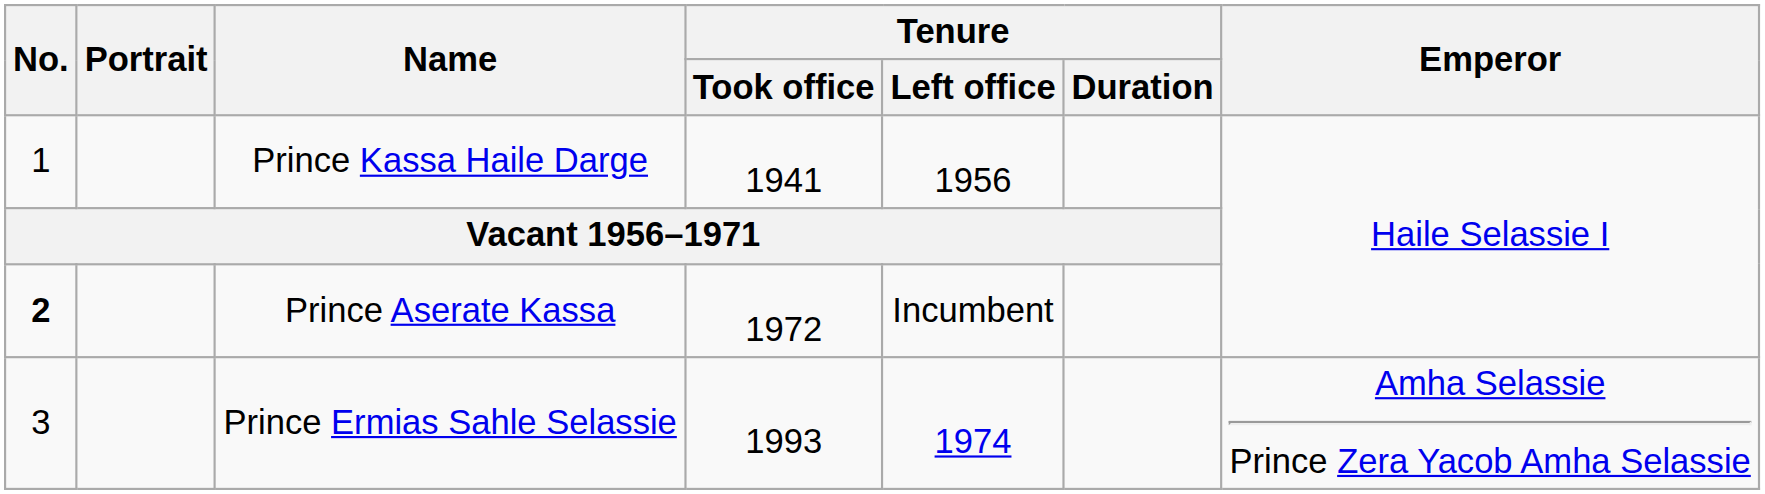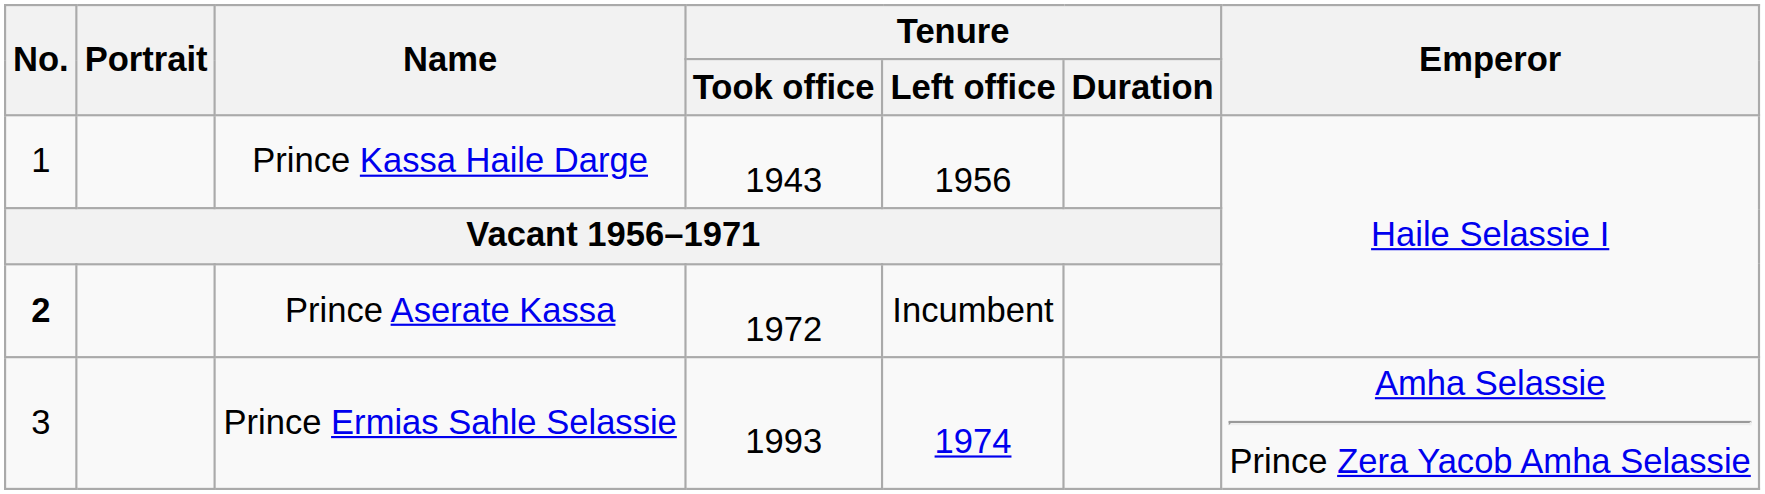(784, 180) 1941 -> (784, 180) 1943
